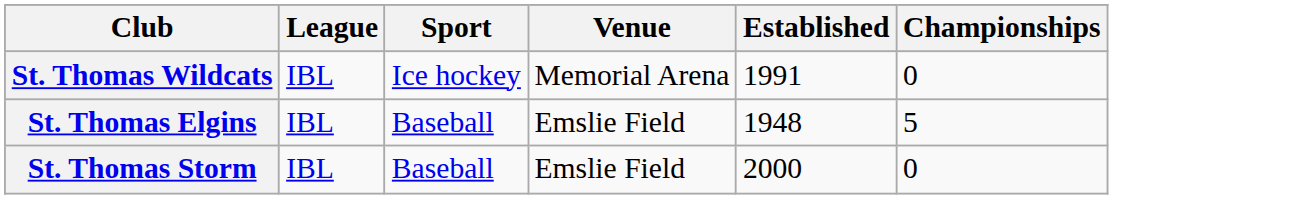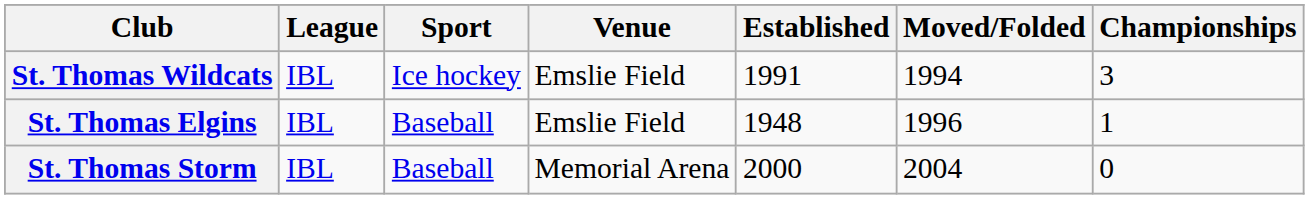+ column: (994, 27)
(632, 74) Memorial Arena -> (610, 74) Emslie Field
(910, 74) 0 -> (1107, 74) 3
(910, 121) 5 -> (1107, 121) 1
(610, 168) Emslie Field -> (632, 168) Memorial Arena
